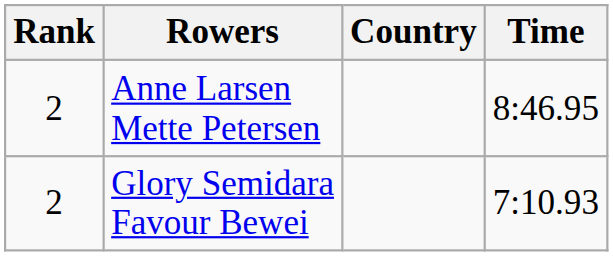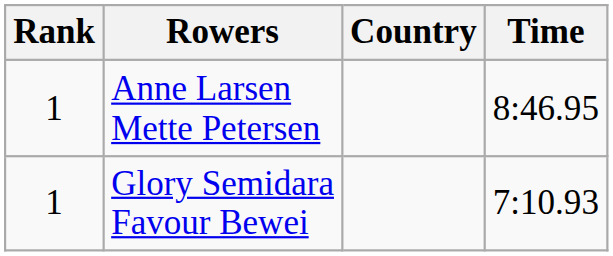(54, 107) 2 -> (54, 107) 1
(54, 202) 2 -> (54, 202) 1
